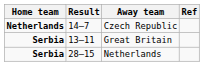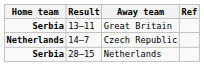rows swapped: (138, 40) <-> (141, 26)
